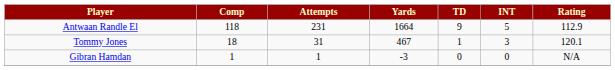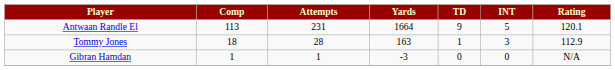(232, 27) 118 -> (232, 27) 113
(572, 27) 112.9 -> (572, 27) 120.1
(318, 42) 31 -> (318, 42) 28
(404, 42) 467 -> (404, 42) 163
(572, 42) 120.1 -> (572, 42) 112.9
